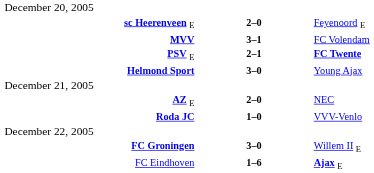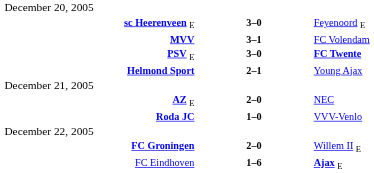(254, 22) 2–0 -> (254, 22) 3–0
(254, 53) 2–1 -> (254, 53) 3–0
(254, 70) 3–0 -> (254, 70) 2–1
(254, 145) 3–0 -> (254, 145) 2–0
